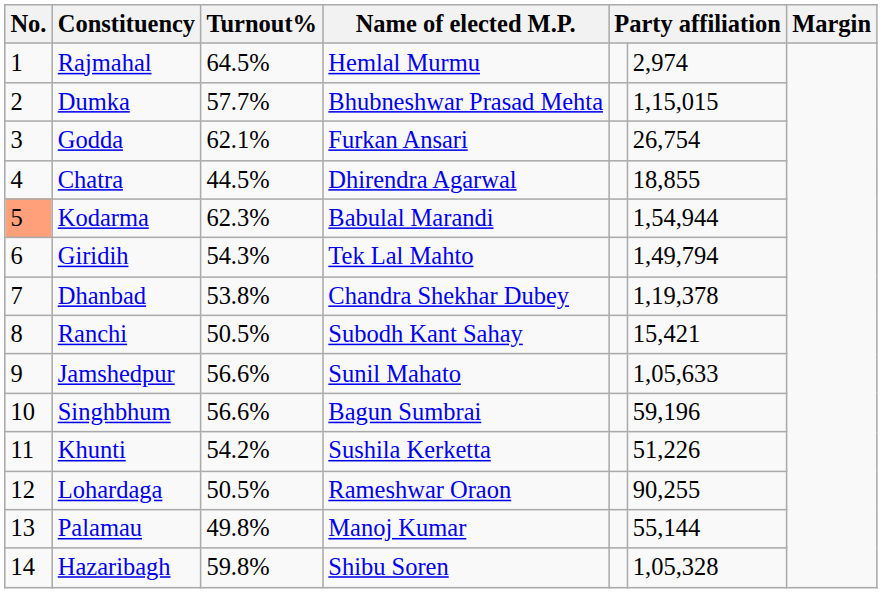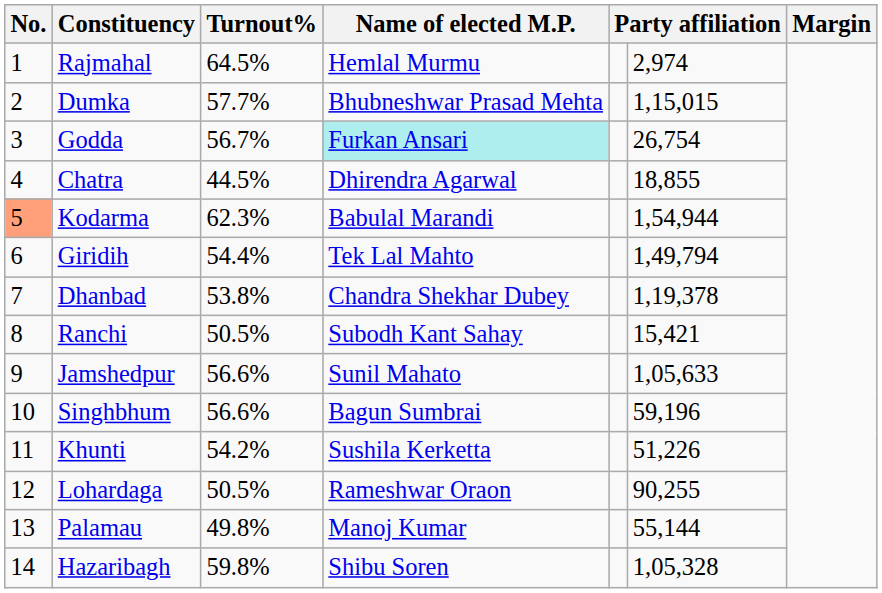(238, 140) 62.1% -> (238, 140) 56.7%
(398, 140) no background -> (398, 140) paleturquoise background
(238, 256) 54.3% -> (238, 256) 54.4%
